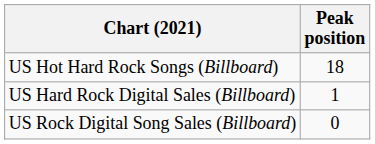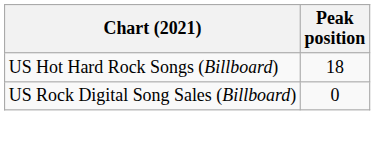- row: (152, 95)
